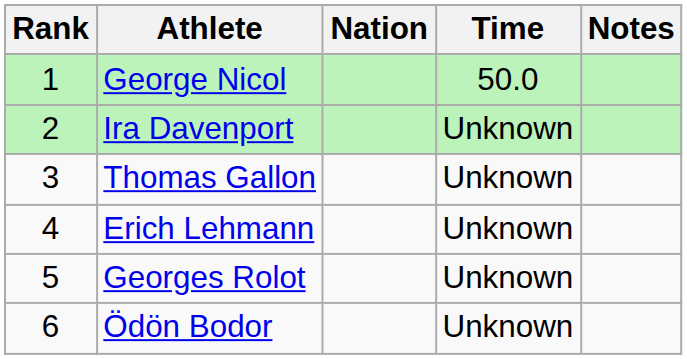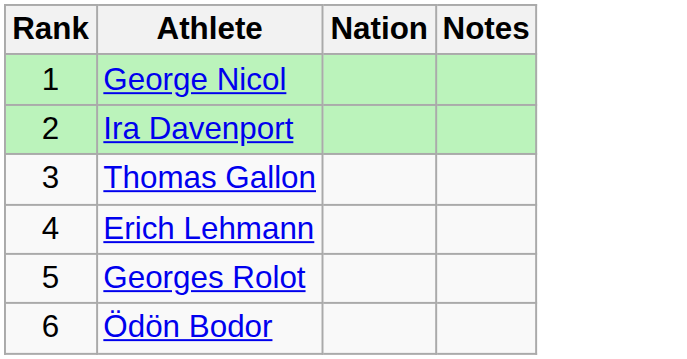- column: (508, 29)
